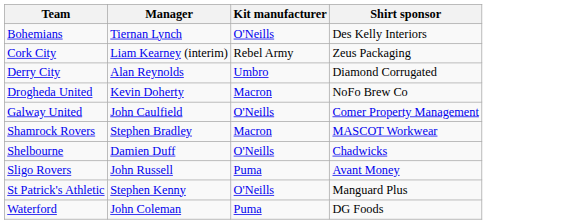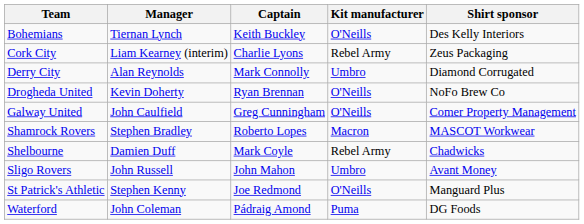+ column: (279, 14)
(253, 92) Macron -> (351, 92) O'Neills
(254, 151) O'Neills -> (361, 151) Rebel Army
(248, 170) Puma -> (348, 170) Umbro
